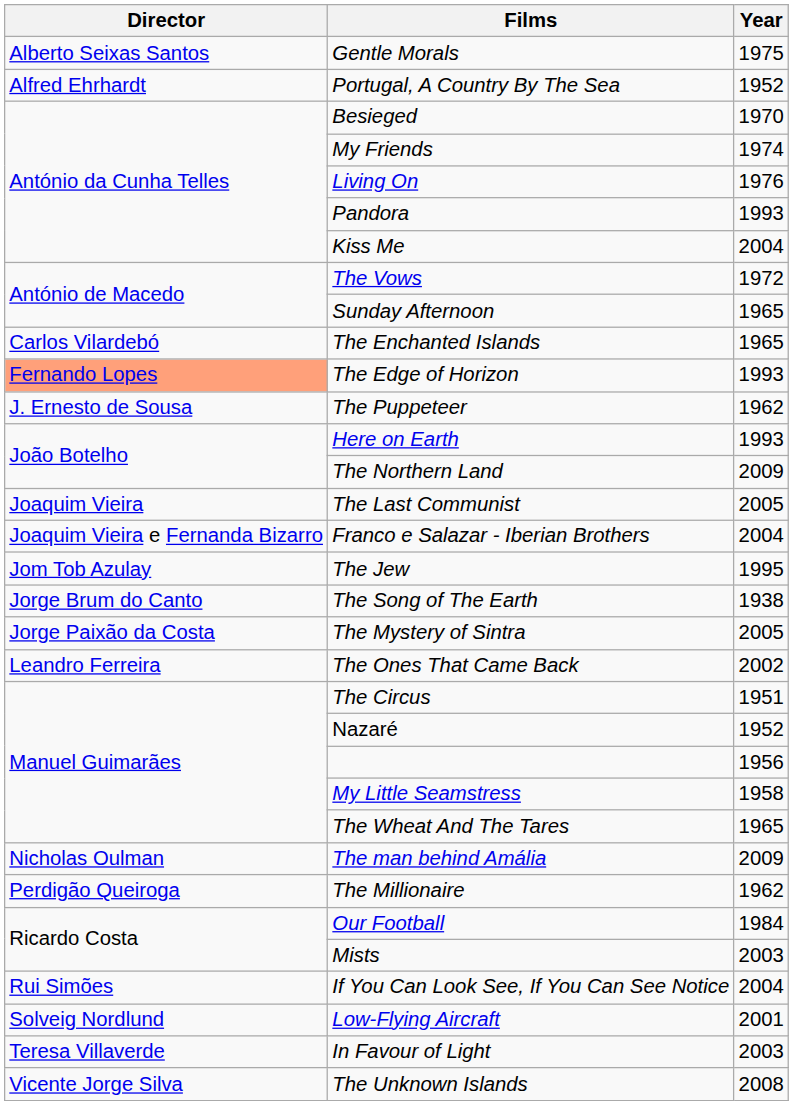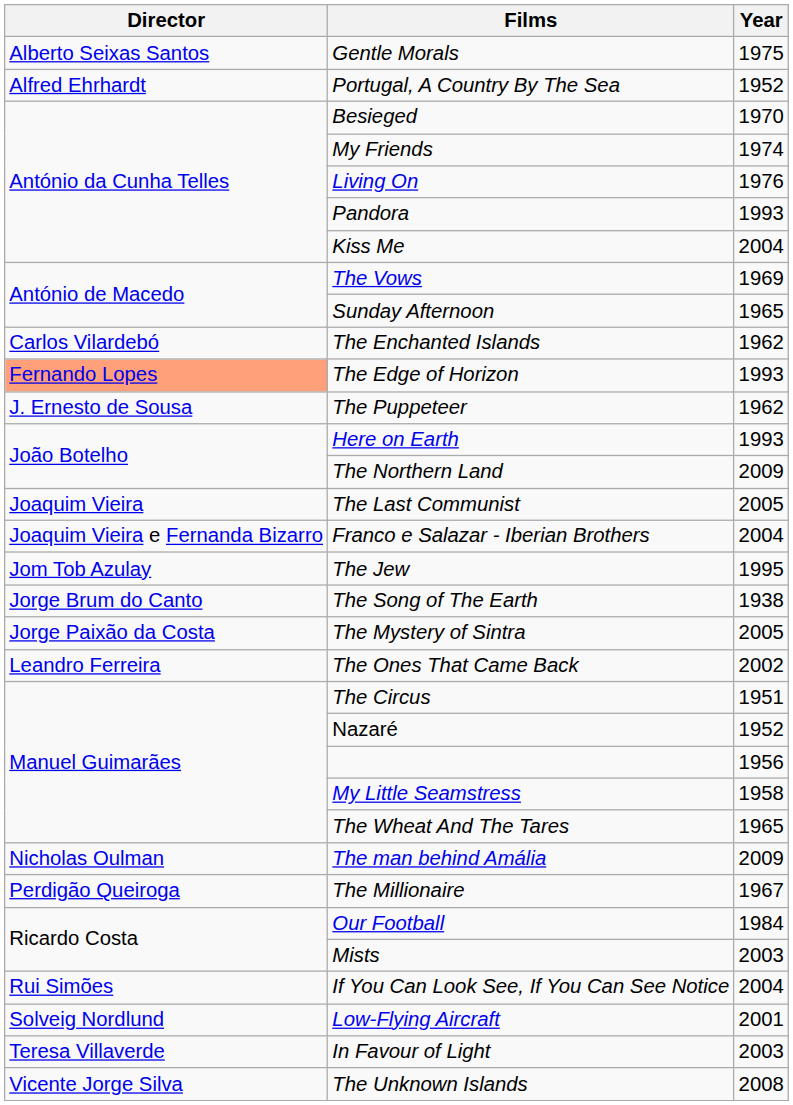(761, 278) 1972 -> (761, 278) 1969
(761, 342) 1965 -> (761, 342) 1962
(761, 890) 1962 -> (761, 890) 1967
